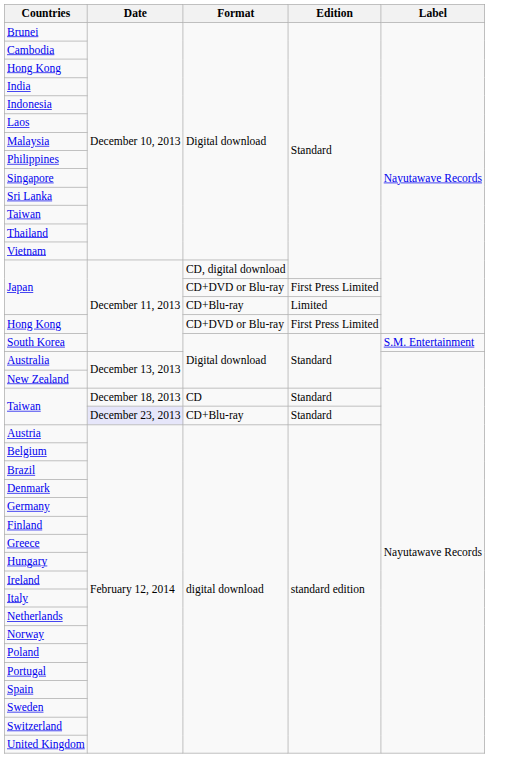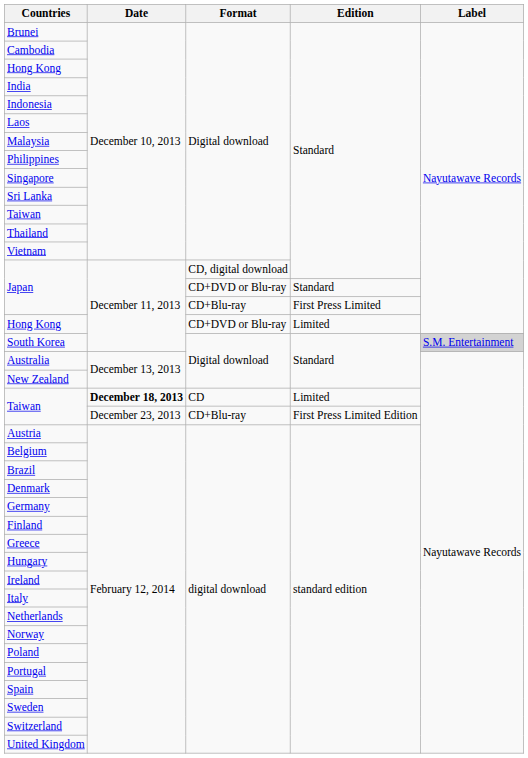(335, 287) First Press Limited -> (314, 287) Standard
(309, 305) Limited -> (337, 305) First Press Limited
(335, 324) First Press Limited -> (311, 324) Limited
(429, 342) no background -> (468, 342) lightgrey background
(135, 397) normal -> (137, 397) bold
(311, 397) Standard -> (311, 397) Limited
(135, 415) lavender background -> (135, 415) no background
(311, 415) Standard -> (355, 415) First Press Limited Edition
